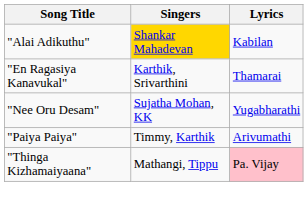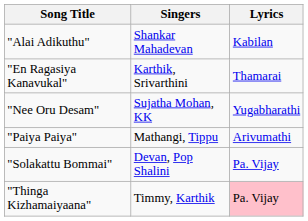(163, 41) gold background -> (163, 41) no background
(174, 137) Timmy, Karthik -> (176, 137) Mathangi, Tippu
+ row: (60, 164)
(176, 164) Mathangi, Tippu -> (174, 198) Timmy, Karthik
